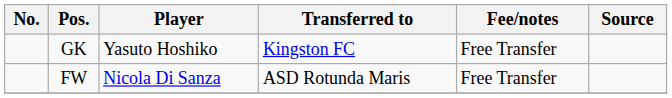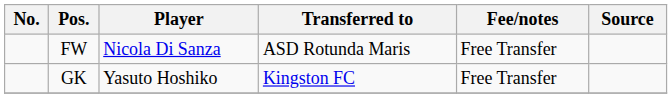rows swapped: (74, 78) <-> (74, 49)
